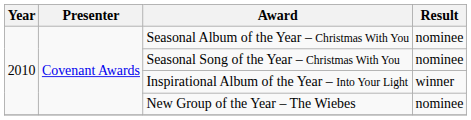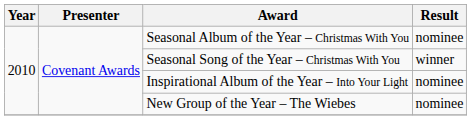(439, 59) nominee -> (435, 59) winner
(435, 81) winner -> (439, 81) nominee
